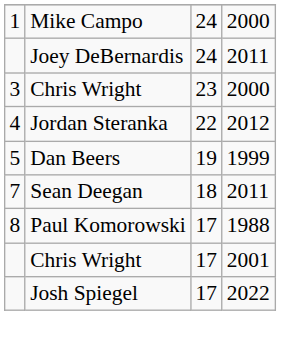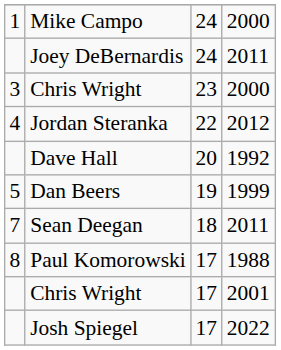+ row: (74, 157)
